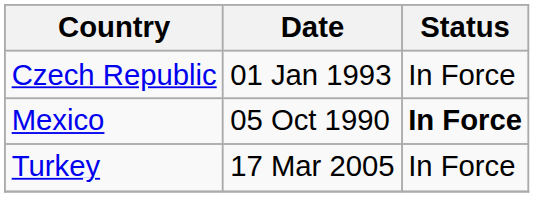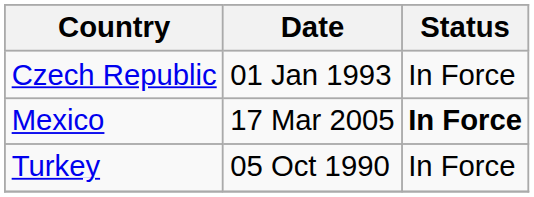(310, 120) 05 Oct 1990 -> (312, 120) 17 Mar 2005
(312, 167) 17 Mar 2005 -> (310, 167) 05 Oct 1990
